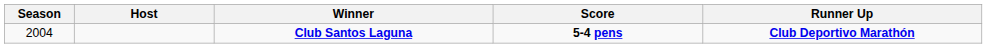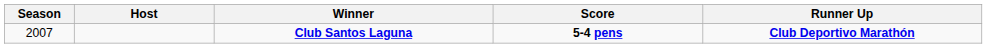(39, 33) 2004 -> (39, 33) 2007
